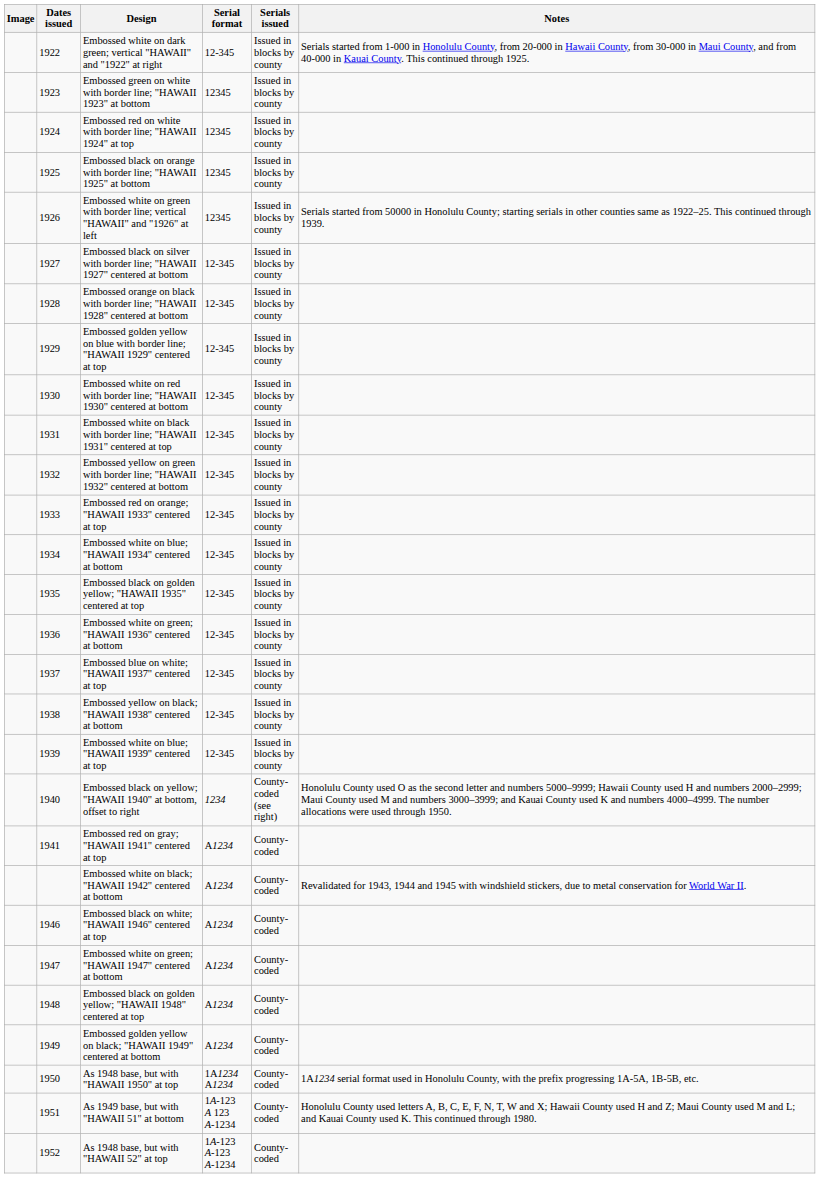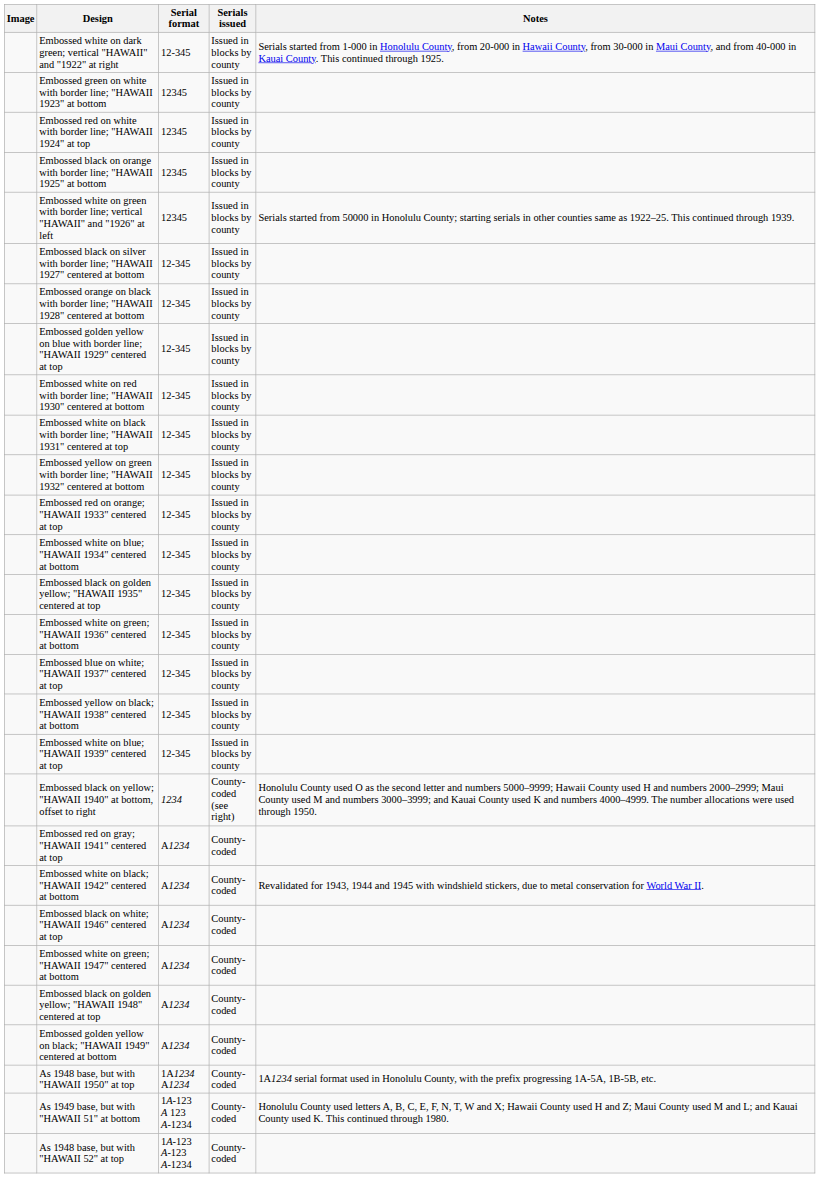- column: (59, 18)
